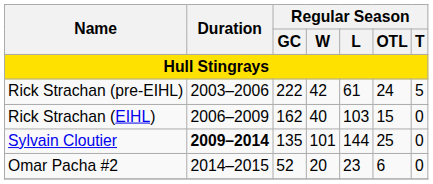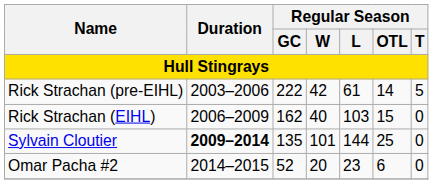(385, 91) 24 -> (385, 91) 14
